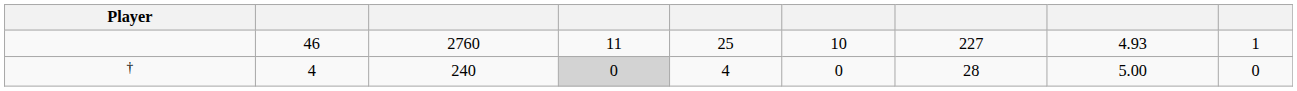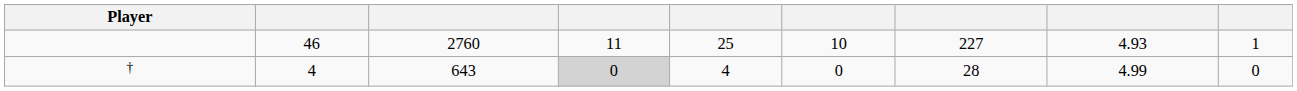(464, 71) 240 -> (464, 71) 643
(1133, 71) 5.00 -> (1133, 71) 4.99
